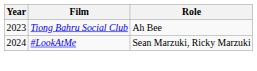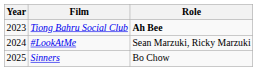(147, 27) normal -> (147, 27) bold
+ row: (45, 58)
